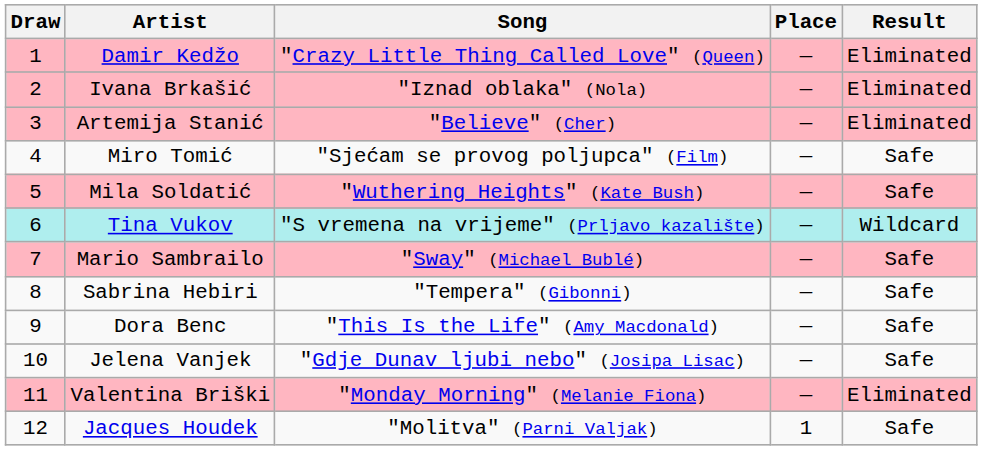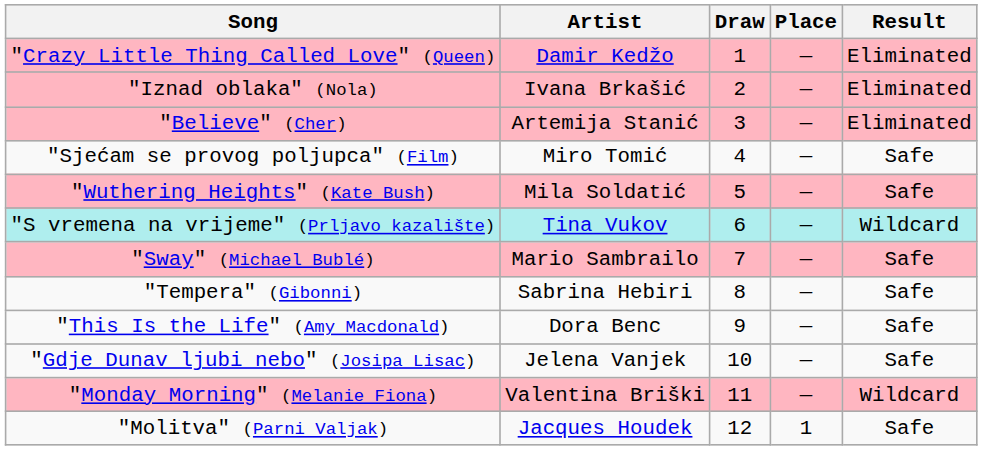columns swapped: (36, 22) <-> (522, 22)
(909, 395) Eliminated -> (909, 395) Wildcard
